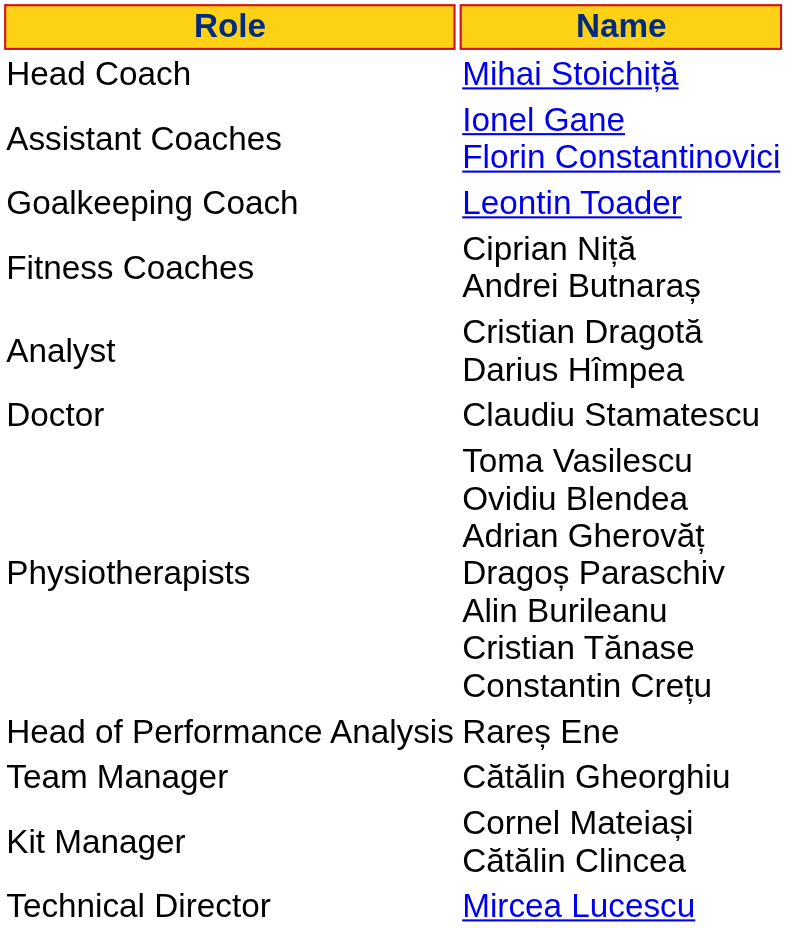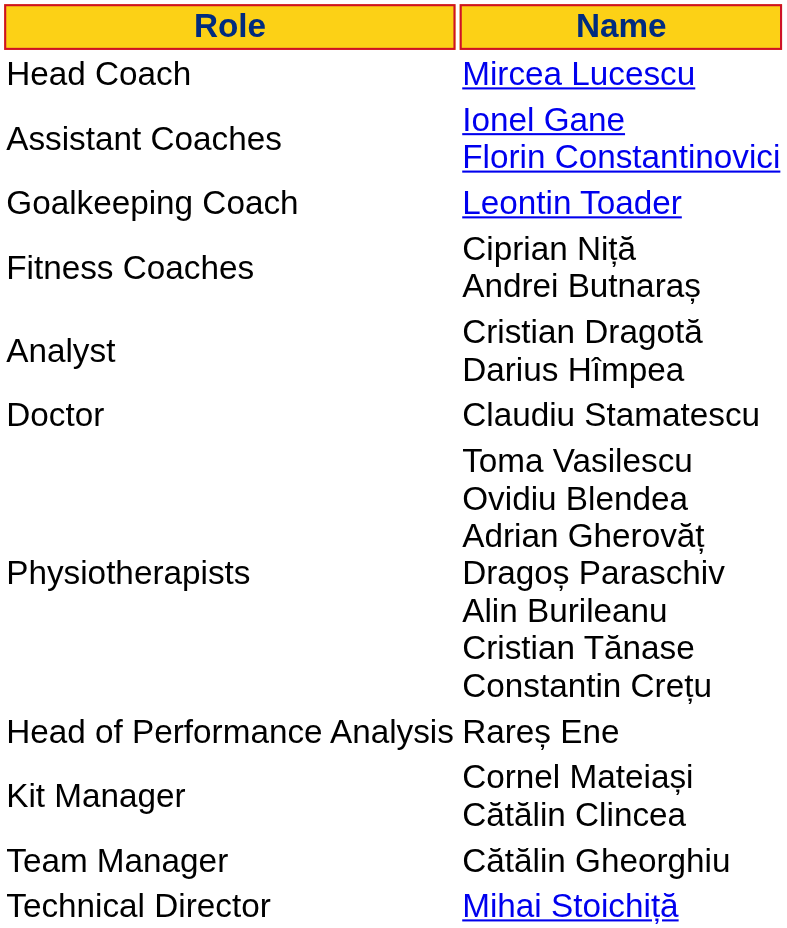(570, 74) Mihai Stoichiță -> (579, 74) Mircea Lucescu
rows swapped: (117, 777) <-> (96, 841)
(579, 906) Mircea Lucescu -> (570, 906) Mihai Stoichiță
